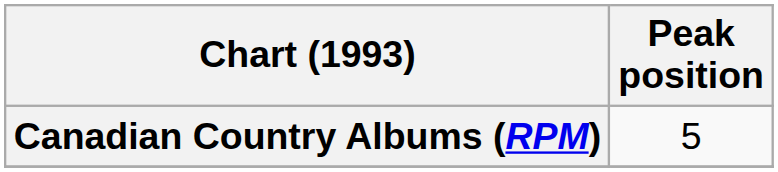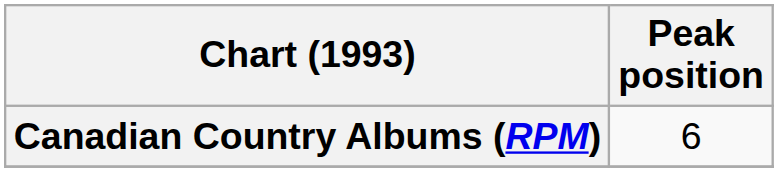(691, 135) 5 -> (691, 135) 6
